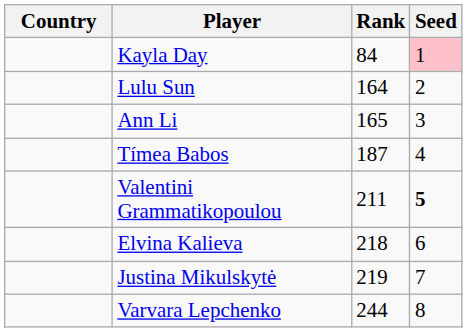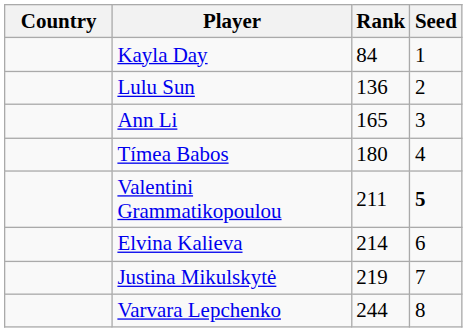(420, 54) pink background -> (420, 54) no background
(372, 87) 164 -> (372, 87) 136
(372, 154) 187 -> (372, 154) 180
(372, 244) 218 -> (372, 244) 214
